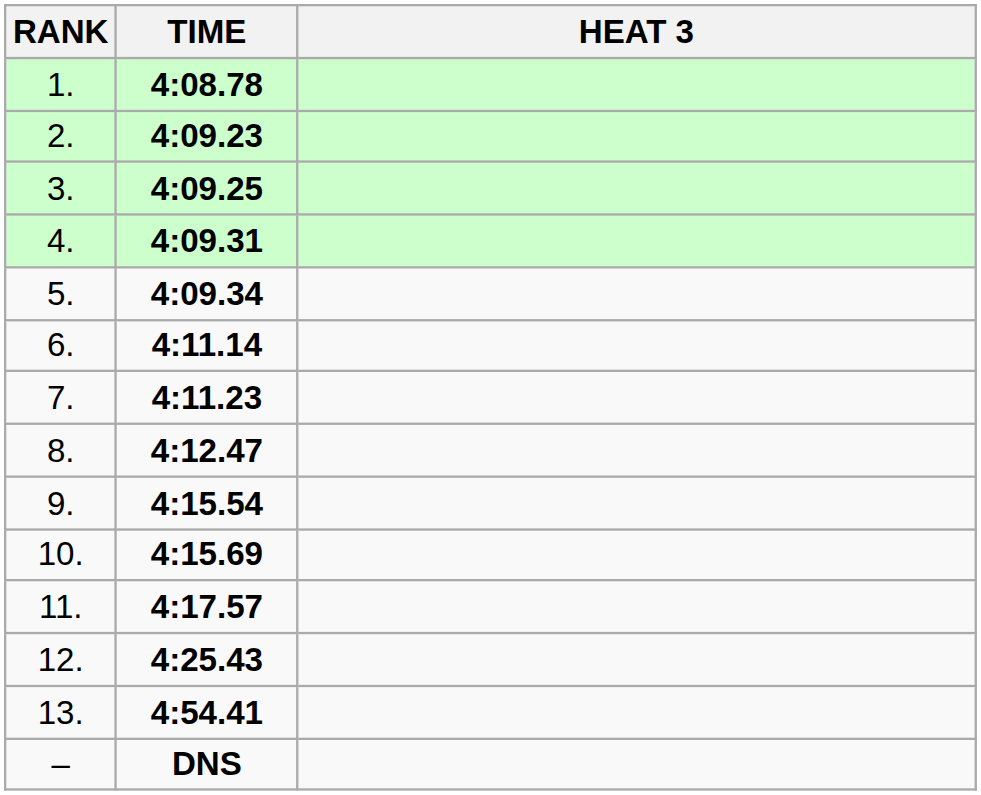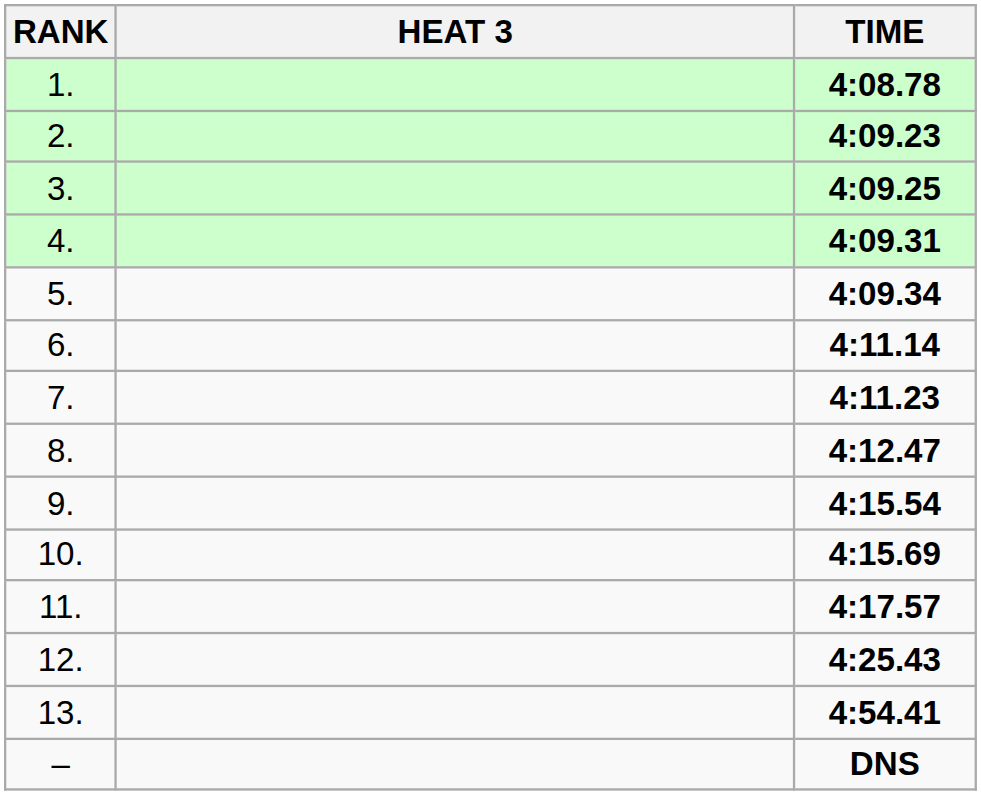columns swapped: (636, 32) <-> (207, 32)
